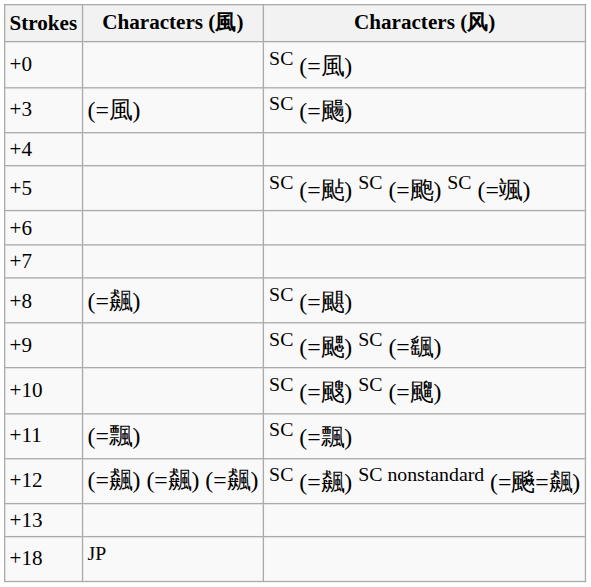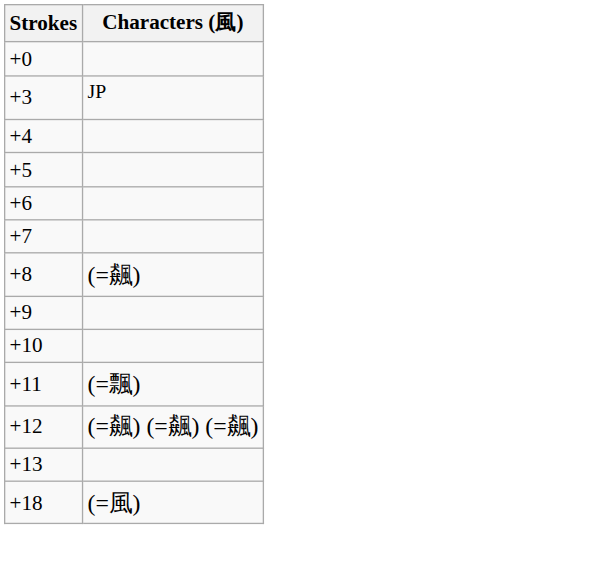- column: (425, 22)
(114, 110) (=風) -> (97, 92) JP
(97, 553) JP -> (114, 503) (=風)
